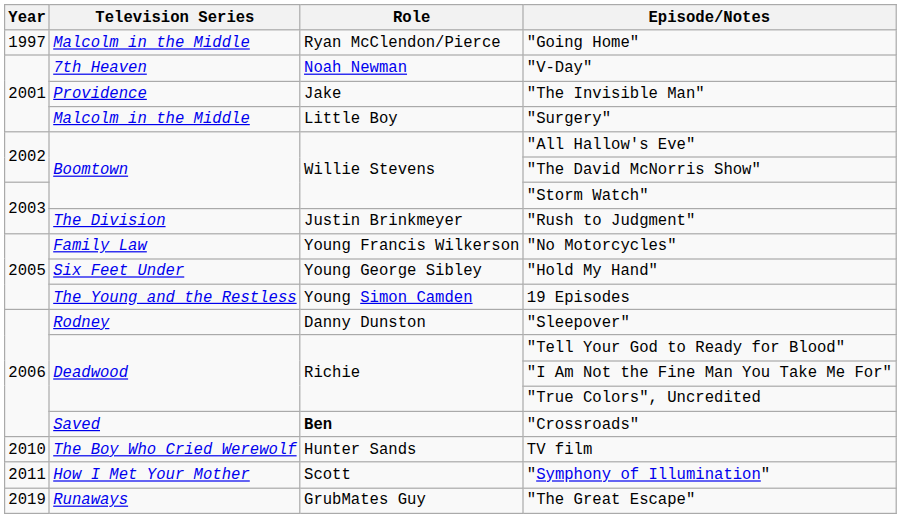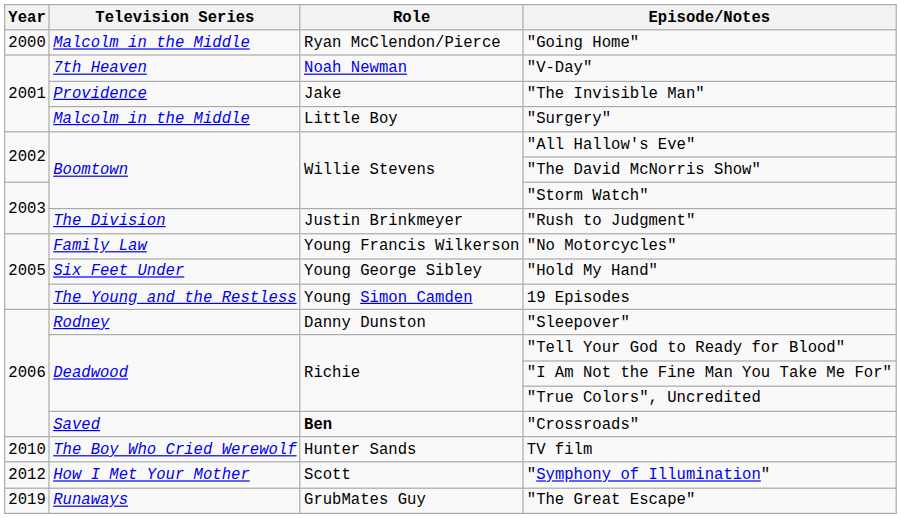(27, 43) 1997 -> (27, 43) 2000
(27, 475) 2011 -> (27, 475) 2012
